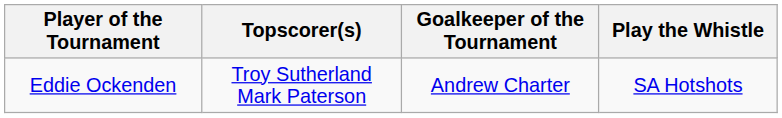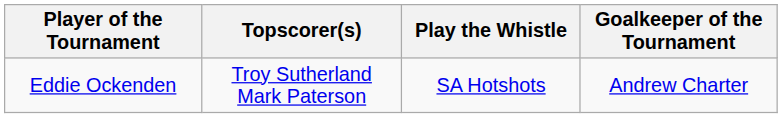columns swapped: (500, 31) <-> (688, 31)
